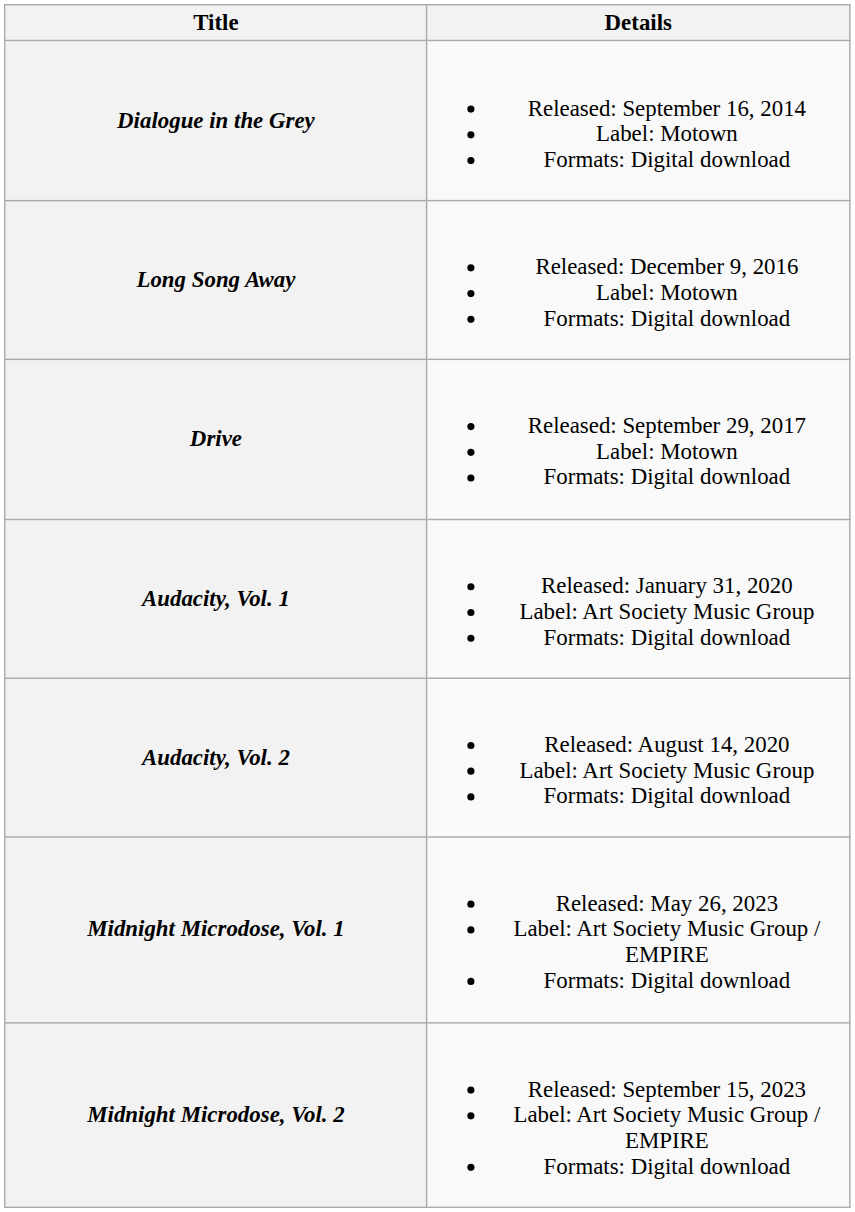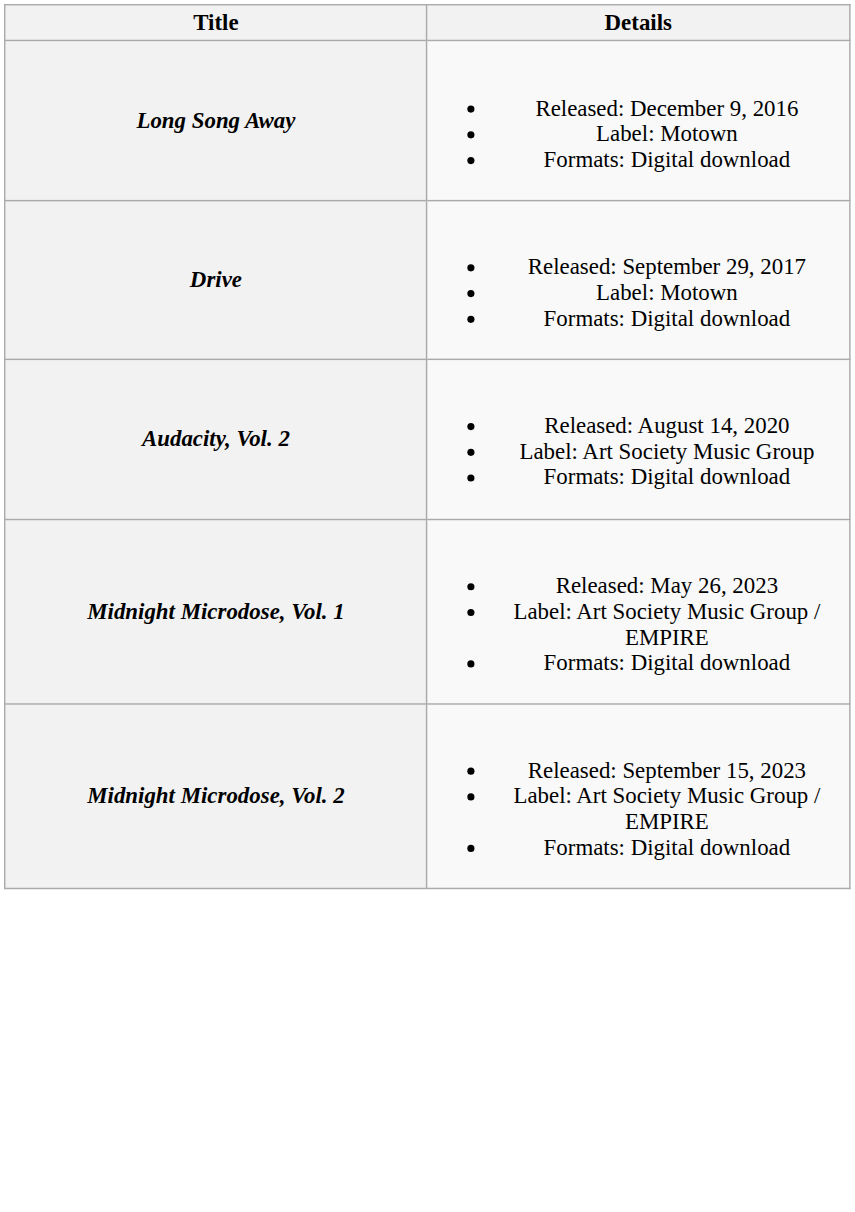- row: (216, 120)
- row: (216, 598)
